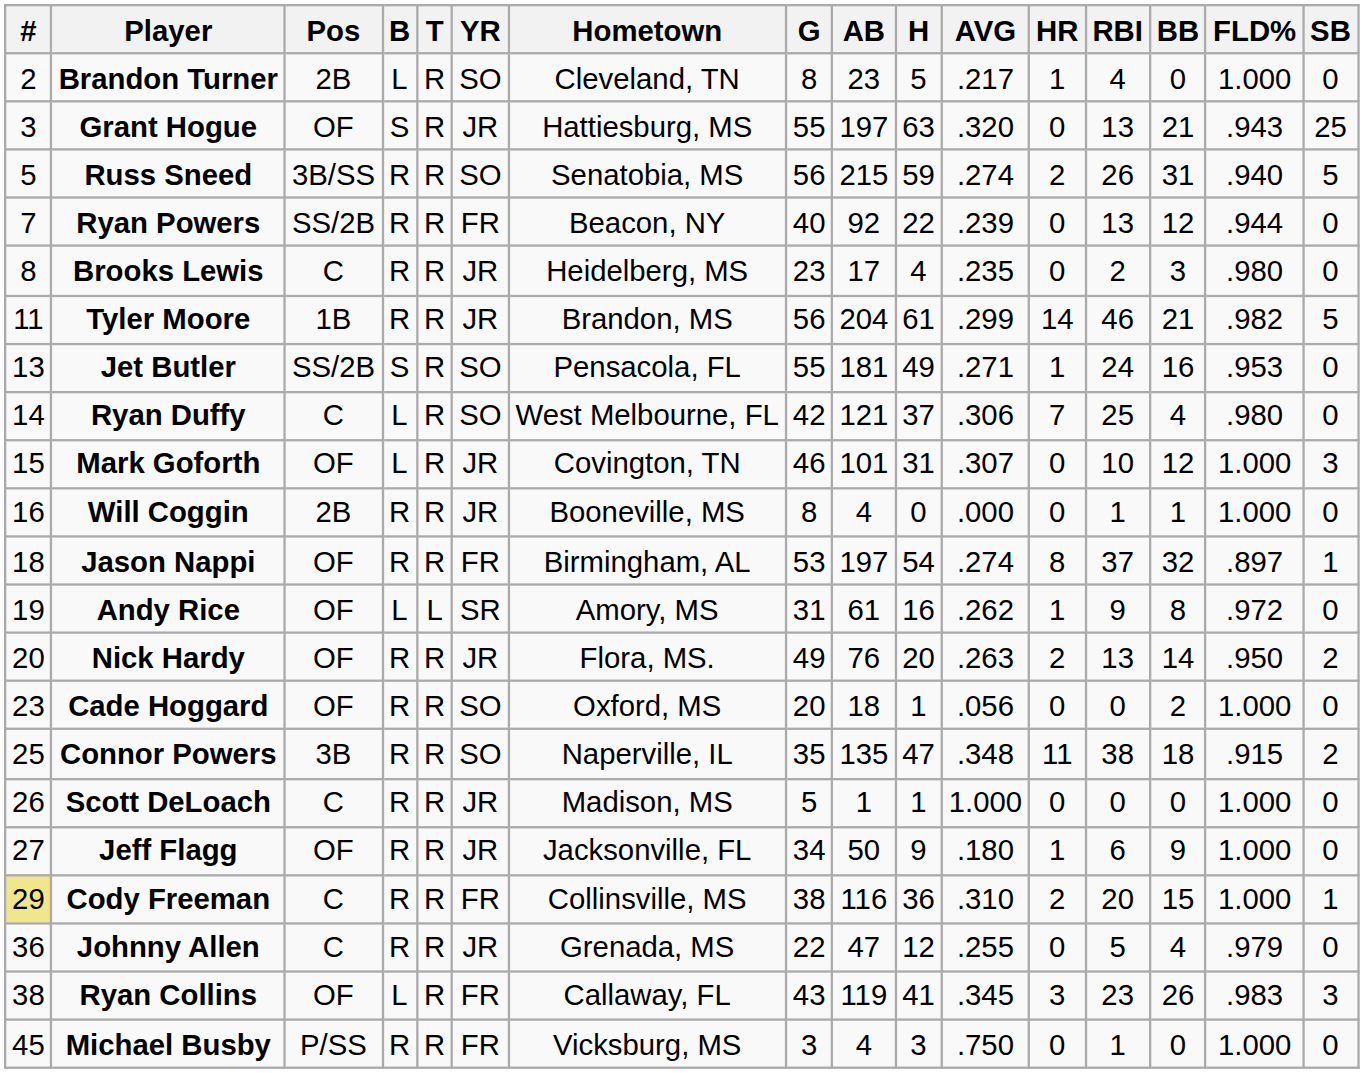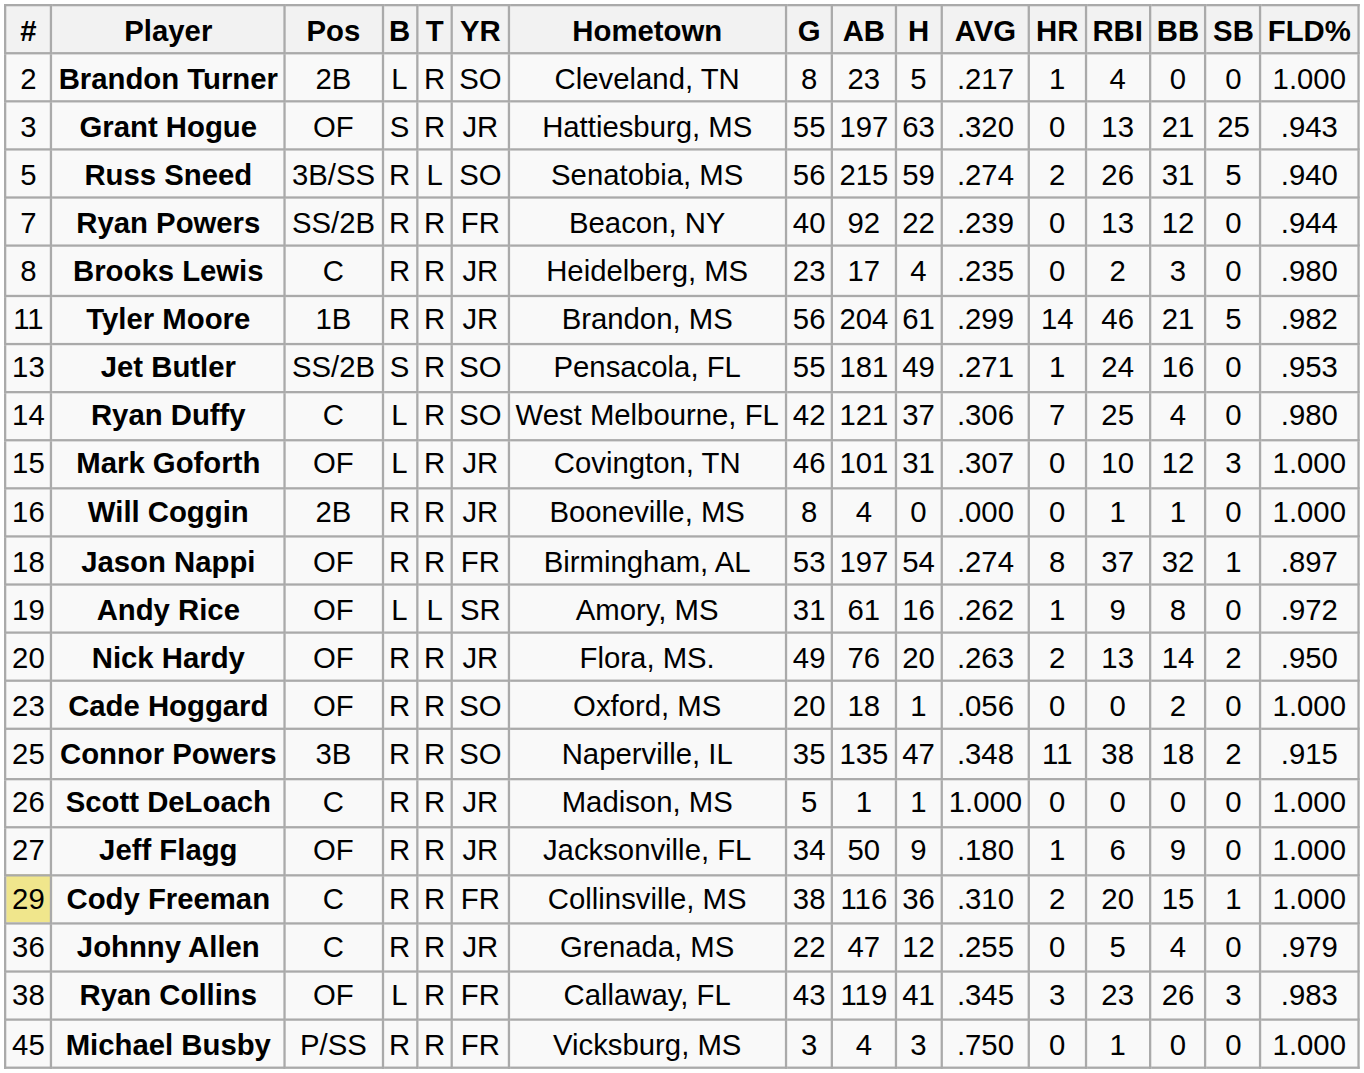columns swapped: (1330, 29) <-> (1255, 29)
(435, 174) R -> (435, 174) L
